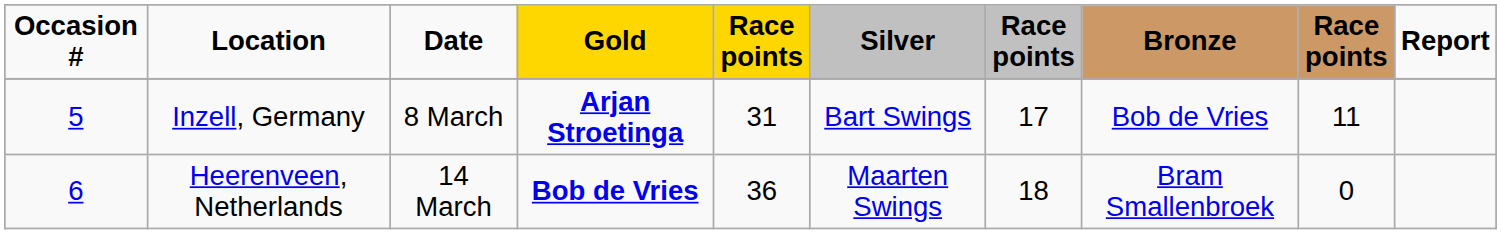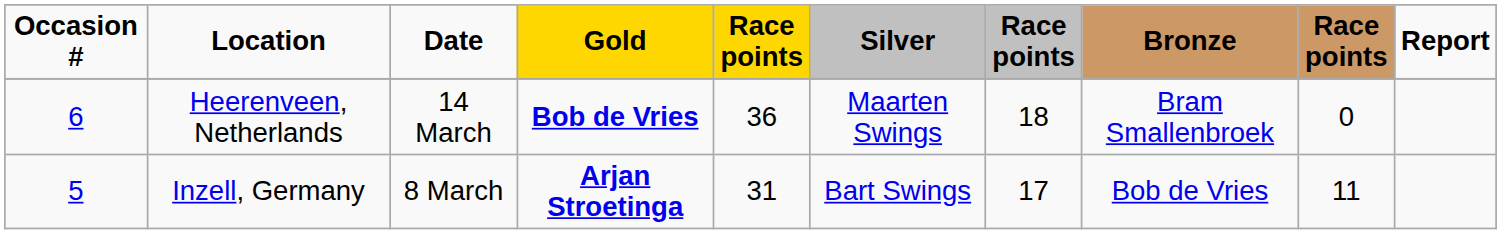rows swapped: (269, 116) <-> (269, 191)
